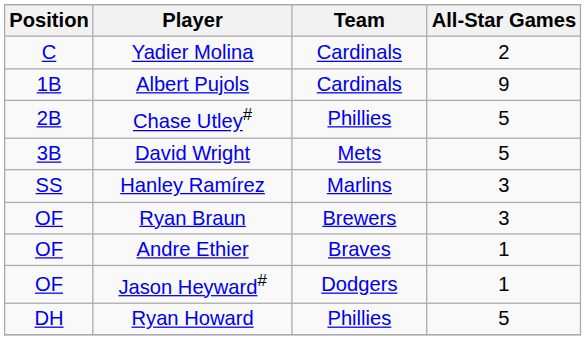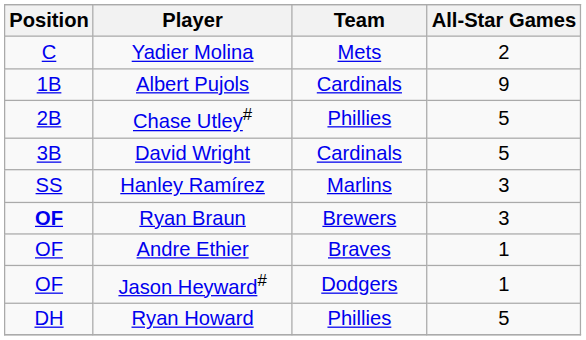(359, 52) Cardinals -> (359, 52) Mets
(359, 153) Mets -> (359, 153) Cardinals
(49, 217) normal -> (49, 217) bold
